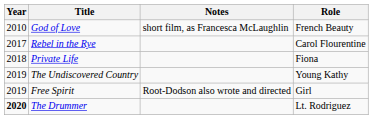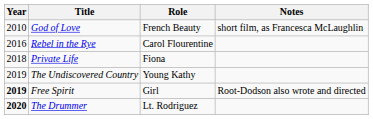columns swapped: (331, 12) <-> (217, 12)
(17, 43) 2017 -> (17, 43) 2016
(17, 91) normal -> (17, 91) bold
